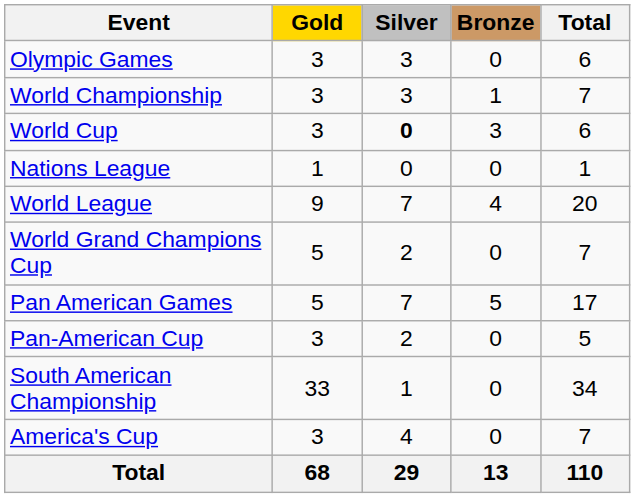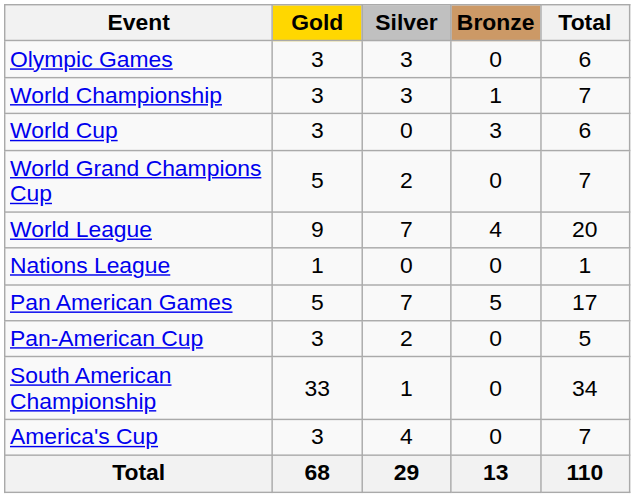(406, 131) bold -> (406, 131) normal
rows swapped: (136, 253) <-> (90, 167)
